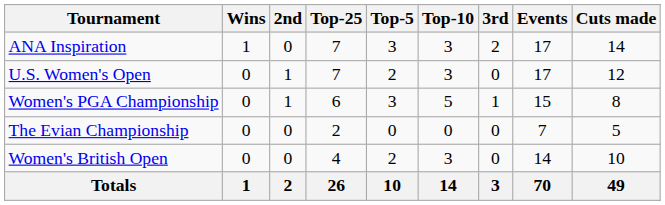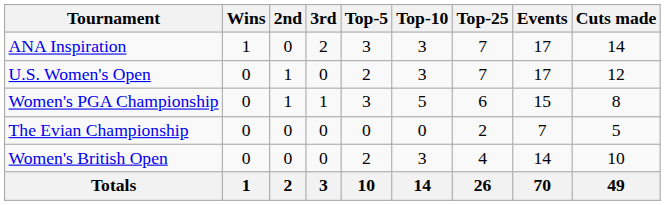columns swapped: (495, 18) <-> (336, 18)
